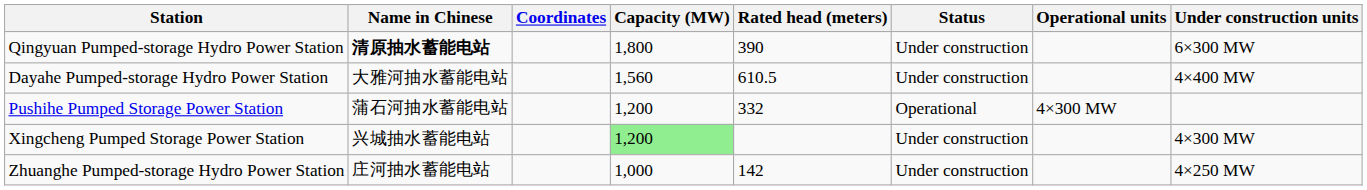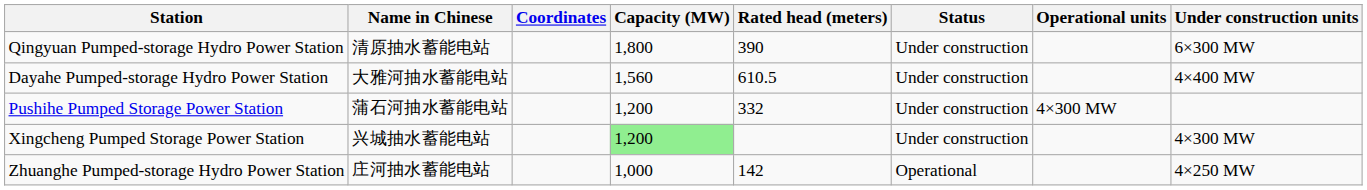(422, 46) bold -> (422, 46) normal
(936, 108) Operational -> (962, 108) Under construction
(962, 169) Under construction -> (936, 169) Operational
